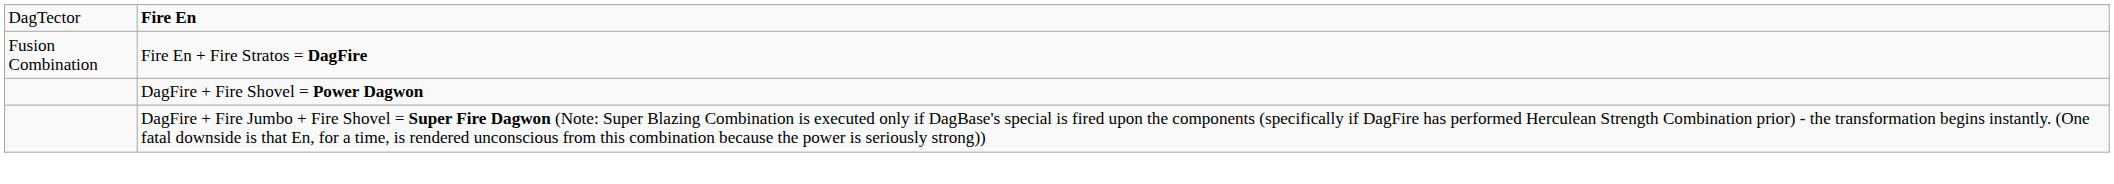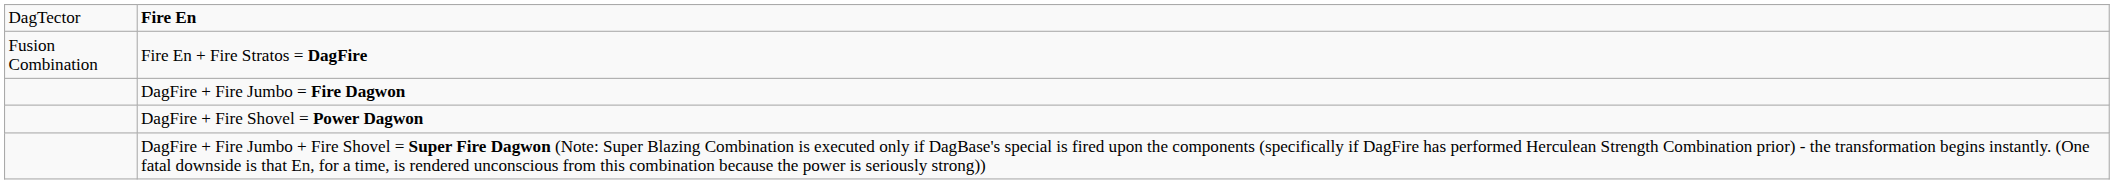+ row: (273, 91)
